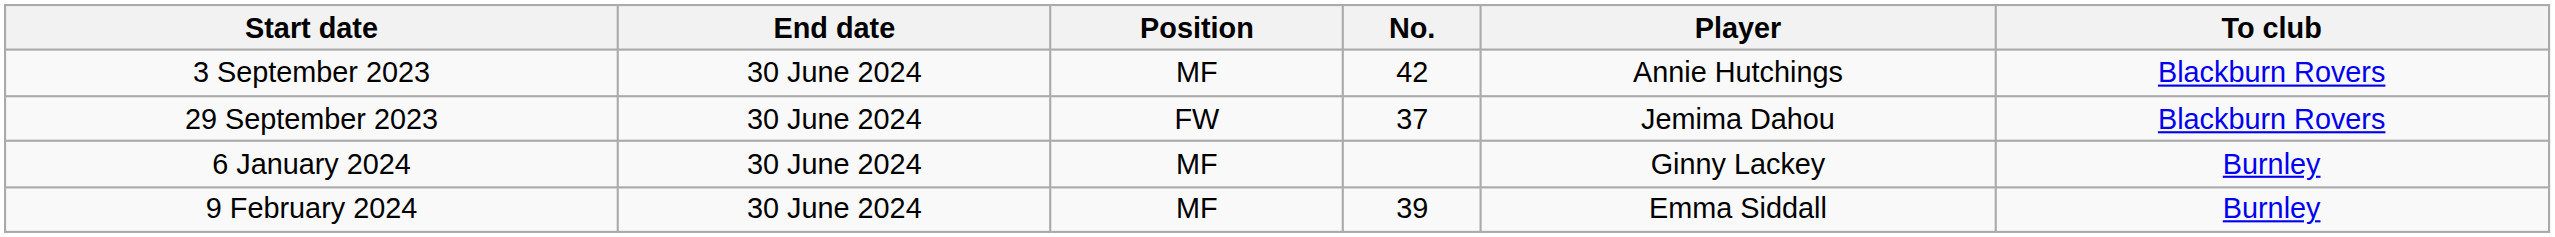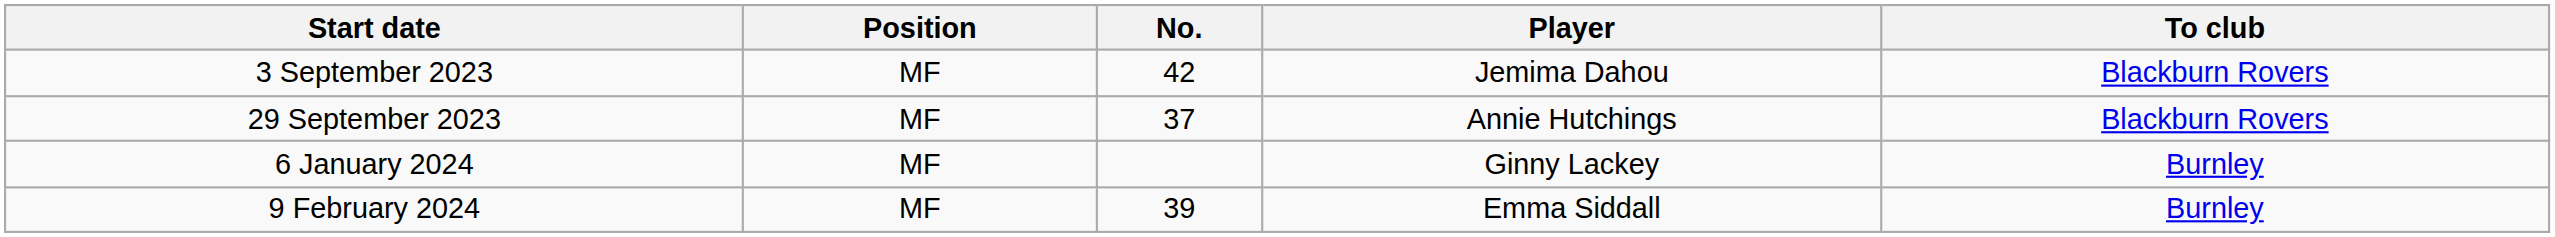- column: (834, 27)
(1738, 73) Annie Hutchings -> (1572, 73) Jemima Dahou
(1197, 118) FW -> (920, 118) MF
(1738, 118) Jemima Dahou -> (1572, 118) Annie Hutchings
